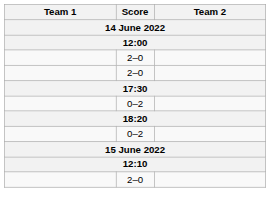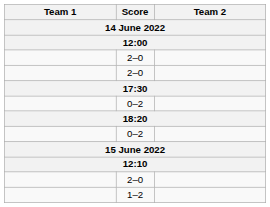+ row: (60, 195)
